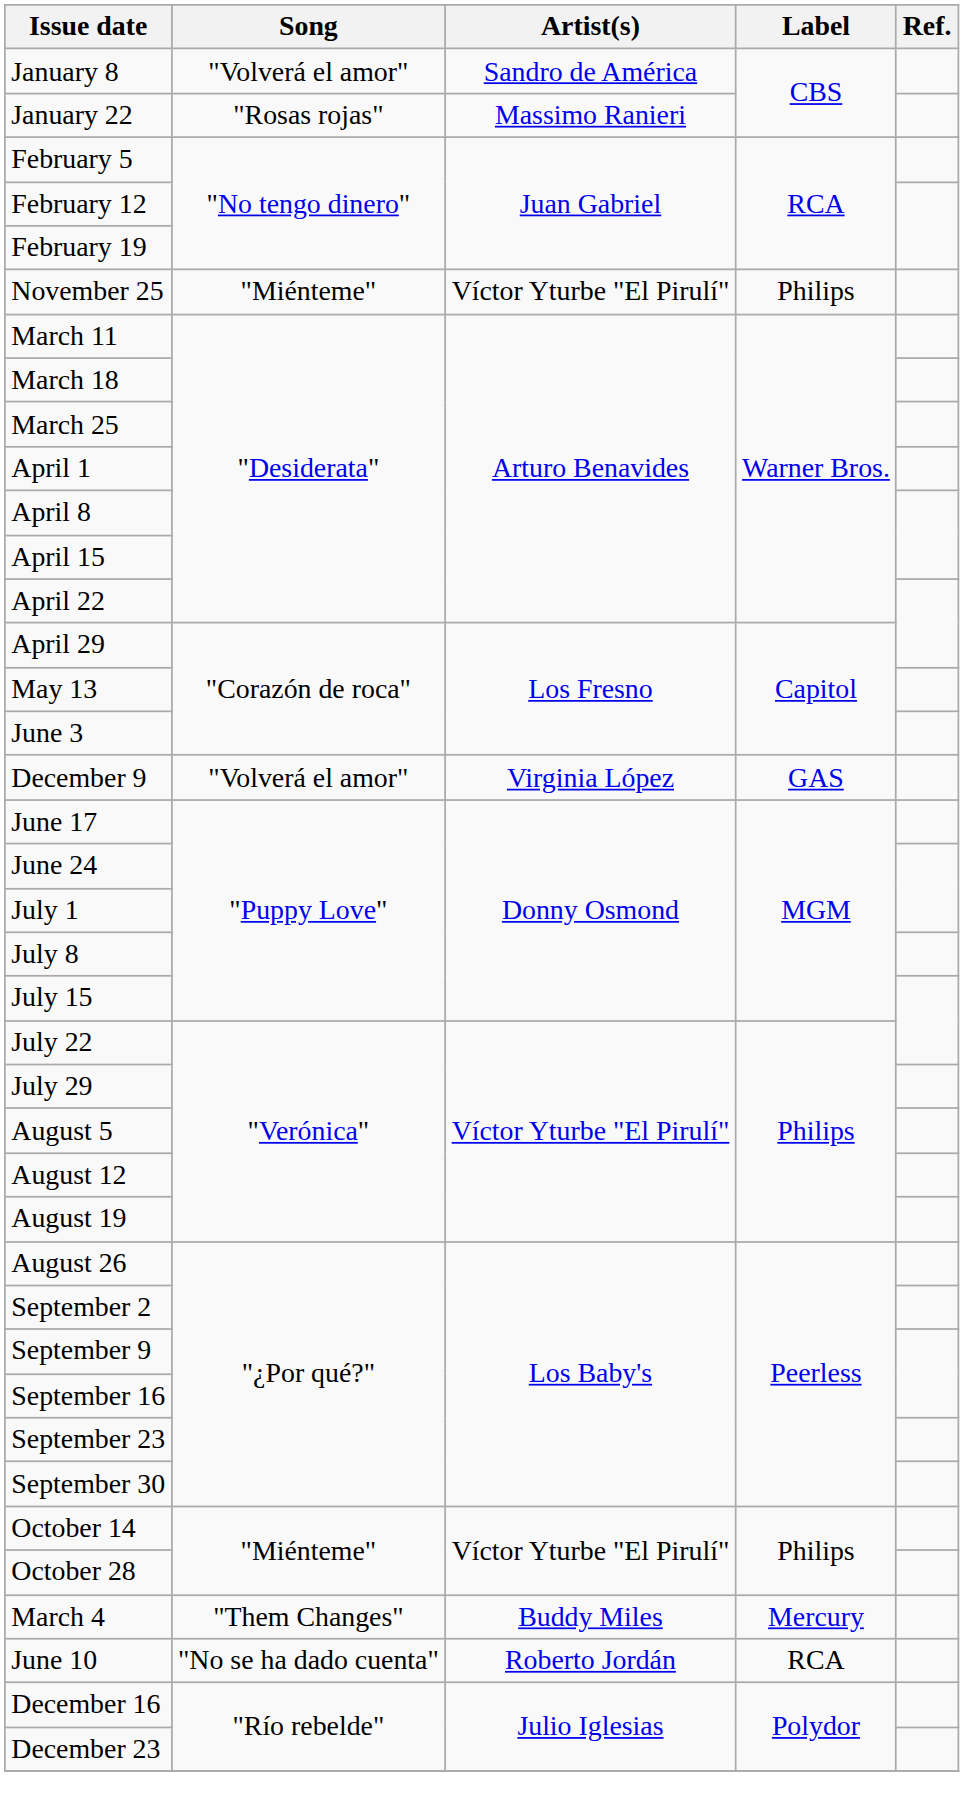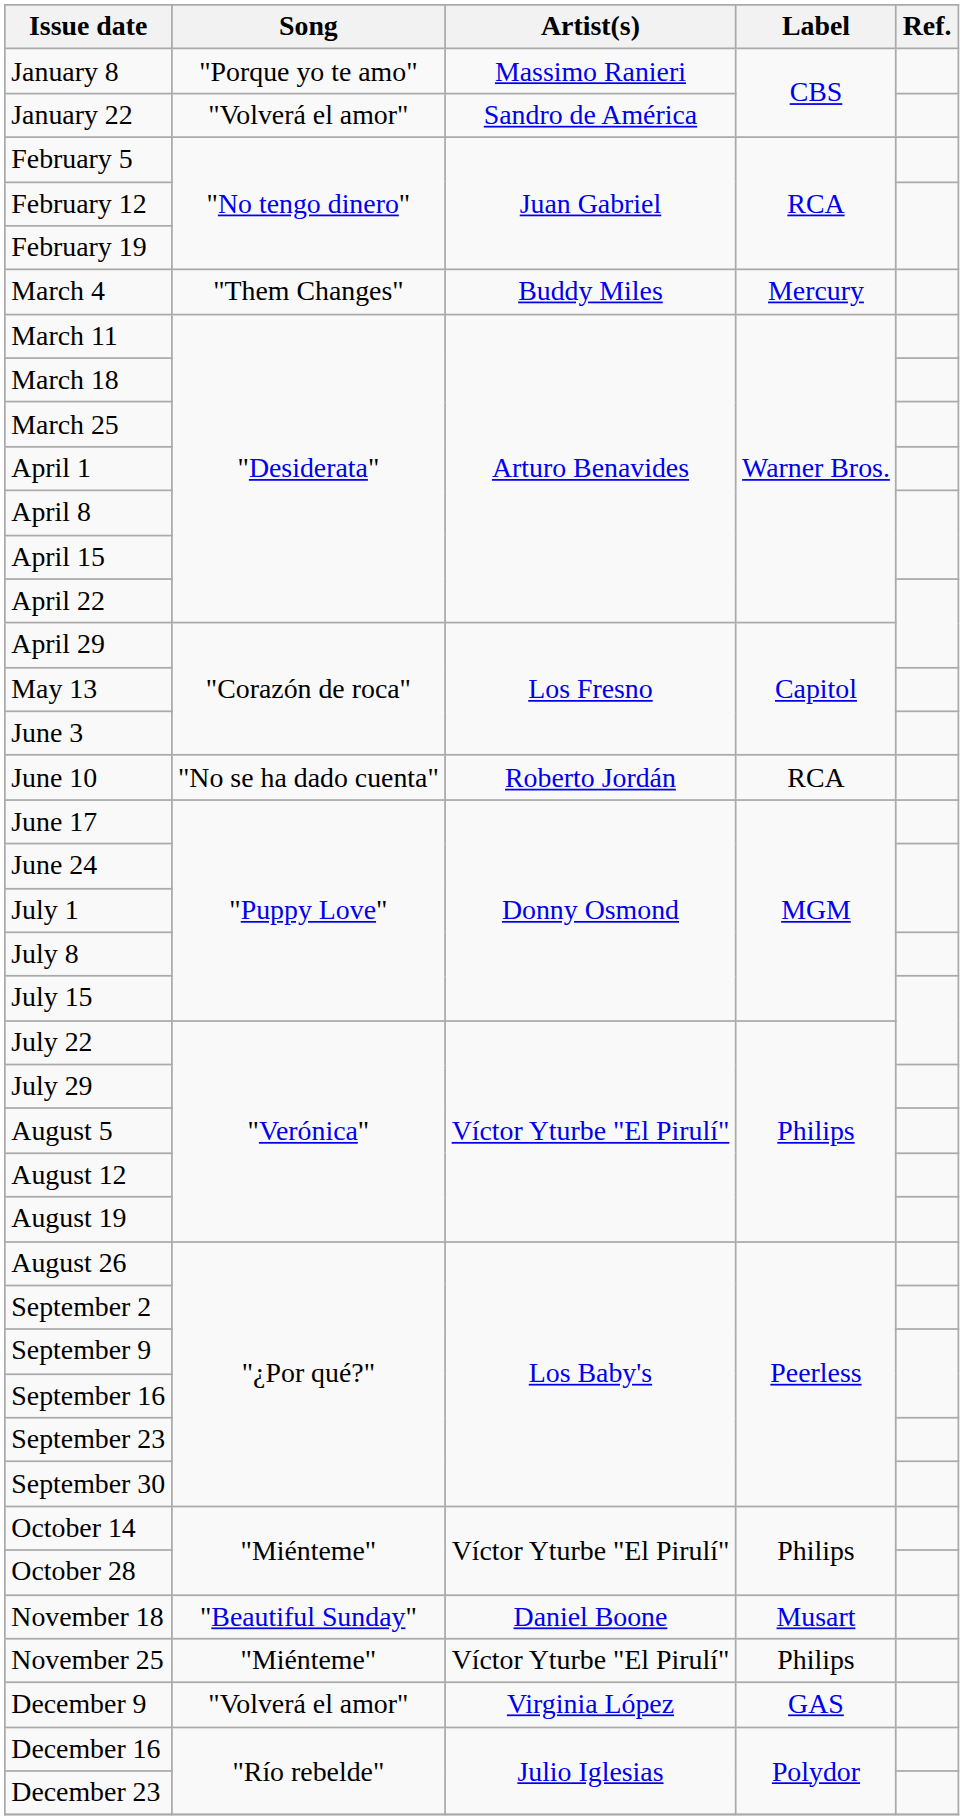(308, 70) "Volverá el amor" -> (308, 70) "Porque yo te amo"
(590, 70) Sandro de América -> (590, 70) Massimo Ranieri
(308, 114) "Rosas rojas" -> (308, 114) "Volverá el amor"
(590, 114) Massimo Ranieri -> (590, 114) Sandro de América
rows swapped: (58, 1616) <-> (87, 291)
rows swapped: (54, 1660) <-> (79, 777)
+ row: (87, 1616)
